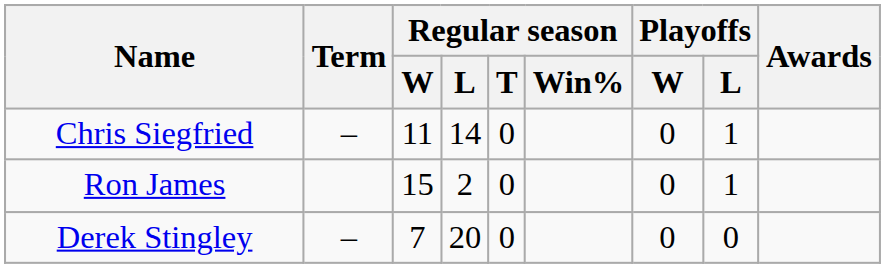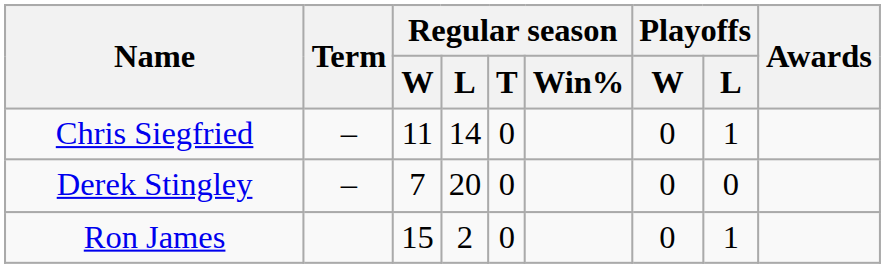rows swapped: (155, 236) <-> (155, 184)
